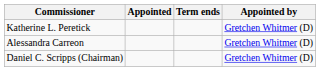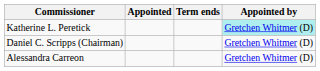(269, 27) no background -> (269, 27) paleturquoise background
rows swapped: (65, 58) <-> (45, 43)
